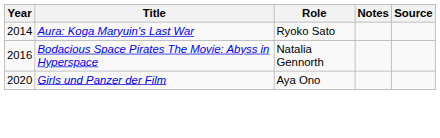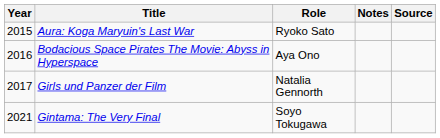(20, 31) 2014 -> (20, 31) 2015
(300, 55) Natalia Gennorth -> (298, 55) Aya Ono
(20, 80) 2020 -> (20, 86) 2017
(298, 80) Aya Ono -> (299, 86) Natalia Gennorth
+ row: (99, 117)
